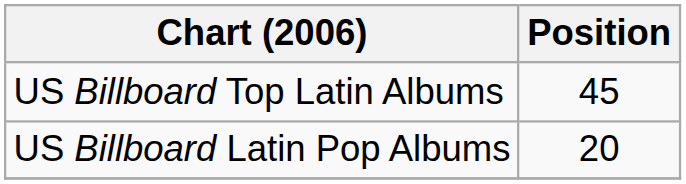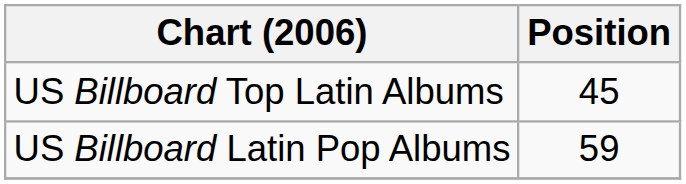(599, 149) 20 -> (599, 149) 59
